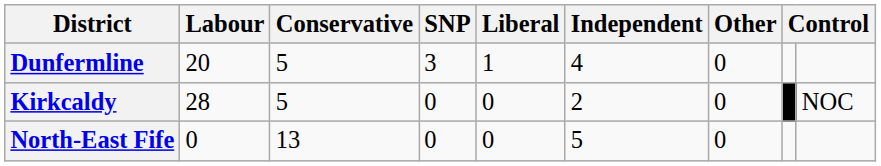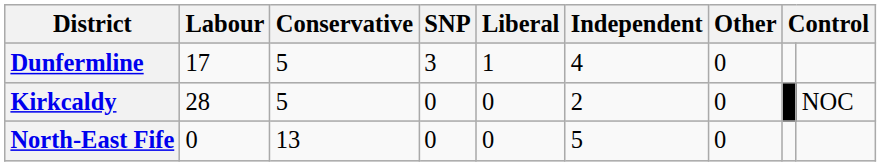(198, 62) 20 -> (198, 62) 17
